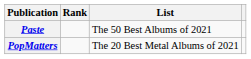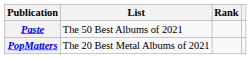columns swapped: (165, 12) <-> (75, 12)
